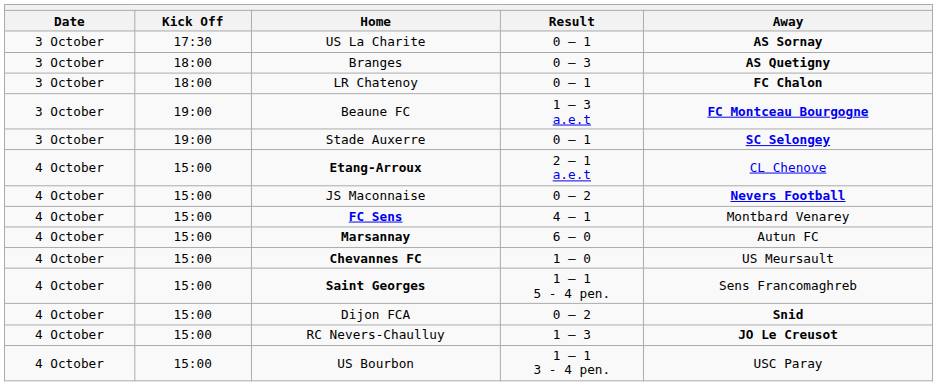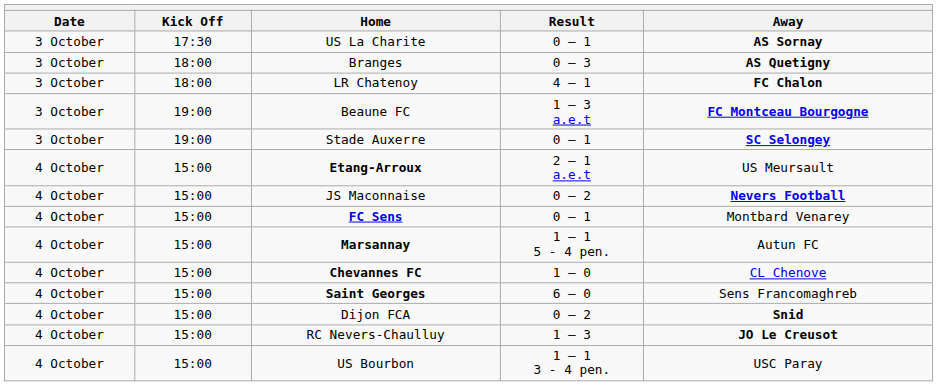(572, 83) 0 – 1 -> (572, 83) 4 – 1
(788, 168) CL Chenove -> (788, 168) US Meursault
(572, 216) 4 – 1 -> (572, 216) 0 – 1
(572, 237) 6 – 0 -> (572, 245) 1 – 1 5 - 4 pen.
(788, 258) US Meursault -> (788, 273) CL Chenove
(572, 286) 1 – 1 5 - 4 pen. -> (572, 293) 6 – 0
